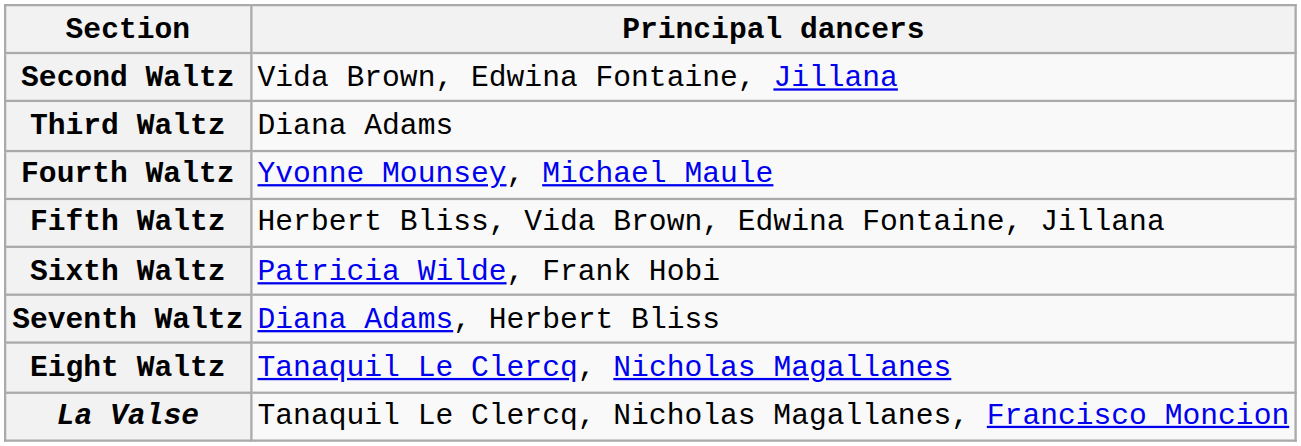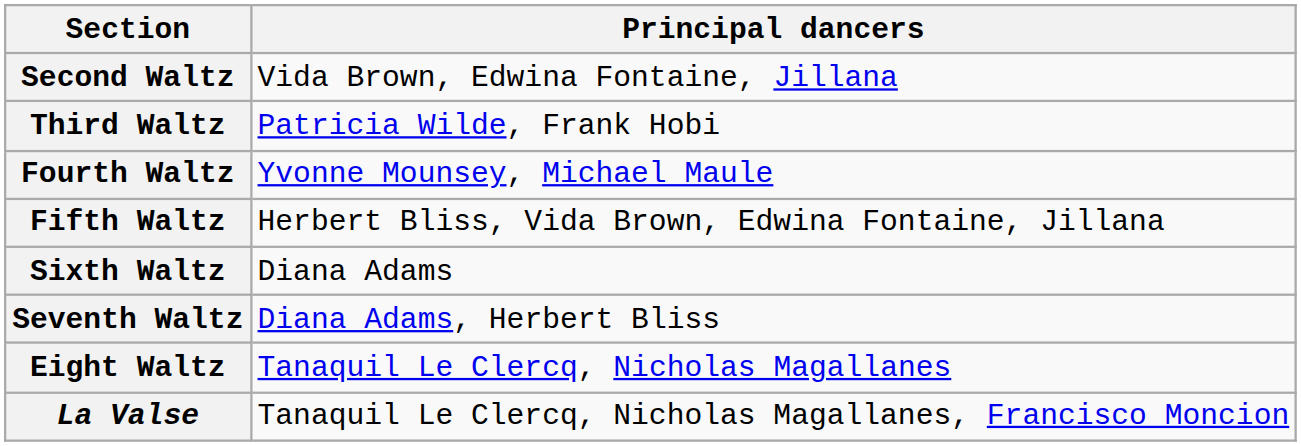(355, 126) Diana Adams -> (489, 126) Patricia Wilde, Frank Hobi
(489, 271) Patricia Wilde, Frank Hobi -> (355, 271) Diana Adams
